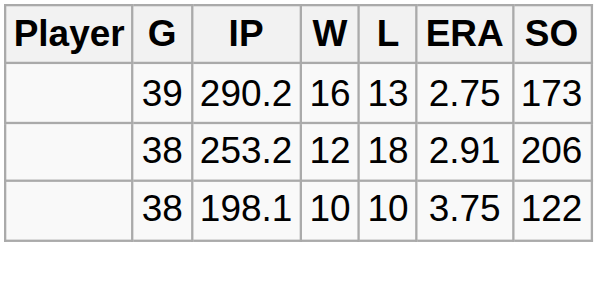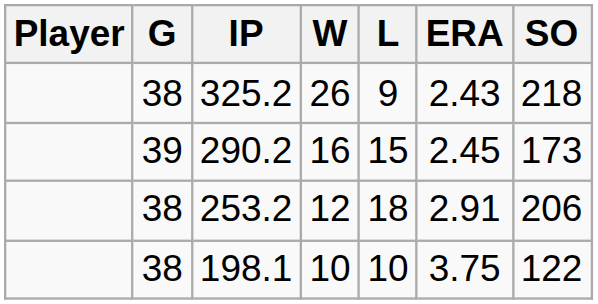+ row: (246, 92)
(388, 92) 13 -> (388, 151) 15
(465, 92) 2.75 -> (465, 151) 2.45
